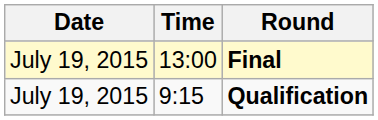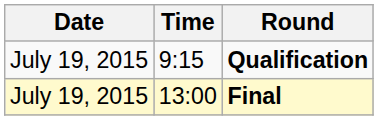rows swapped: (298, 96) <-> (255, 59)
